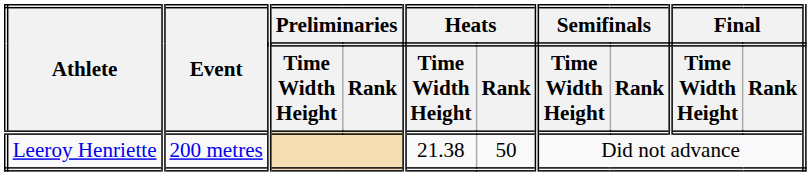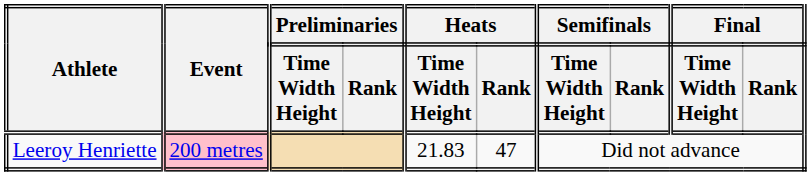(216, 150) no background -> (216, 150) pink background
(441, 150) 21.38 -> (441, 150) 21.83
(506, 150) 50 -> (506, 150) 47
